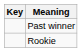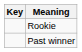rows swapped: (42, 41) <-> (51, 26)
